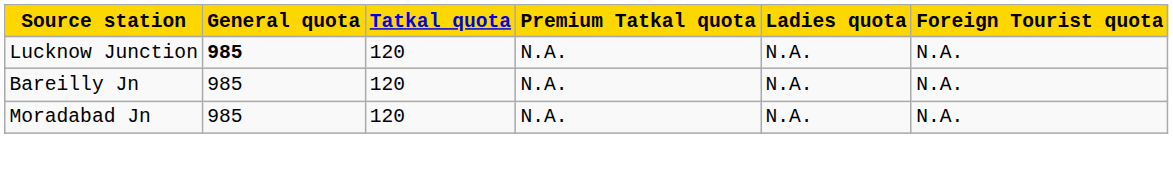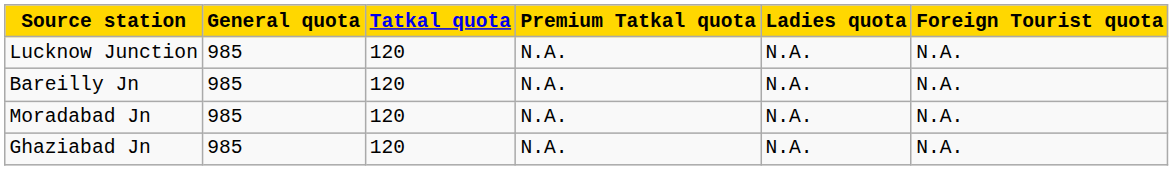(225, 53) bold -> (225, 53) normal
+ row: (80, 149)
